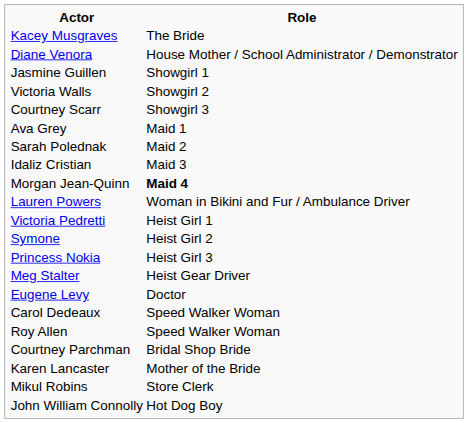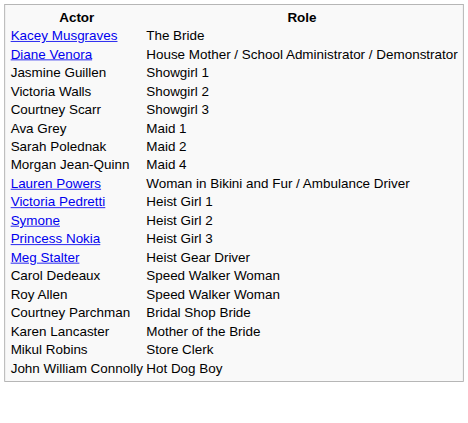- row: (51, 165)
(167, 183) bold -> (166, 165) normal
- row: (50, 294)
